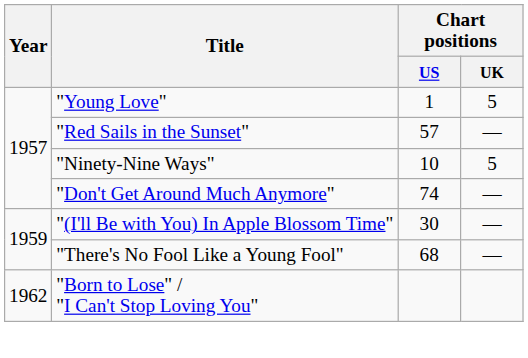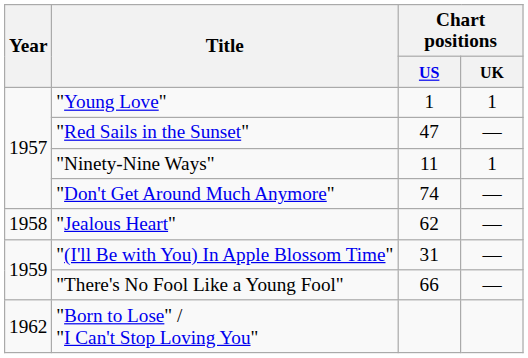(492, 102) 5 -> (492, 102) 1
(429, 132) 57 -> (429, 132) 47
(429, 163) 10 -> (429, 163) 11
(492, 163) 5 -> (492, 163) 1
+ row: (116, 224)
(429, 224) 30 -> (429, 254) 31
(429, 254) 68 -> (429, 284) 66
